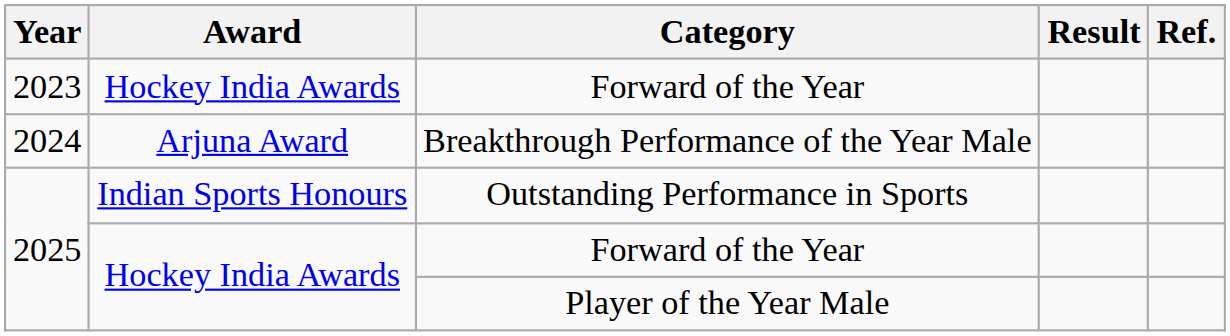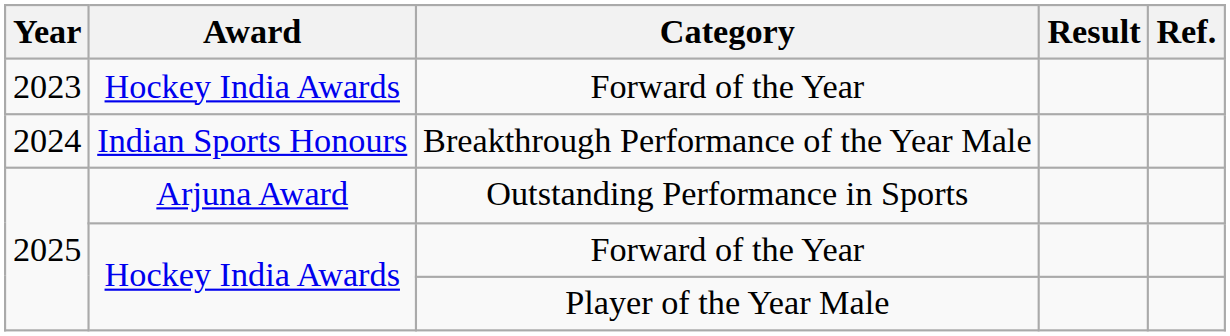(252, 140) Arjuna Award -> (252, 140) Indian Sports Honours
(252, 194) Indian Sports Honours -> (252, 194) Arjuna Award
